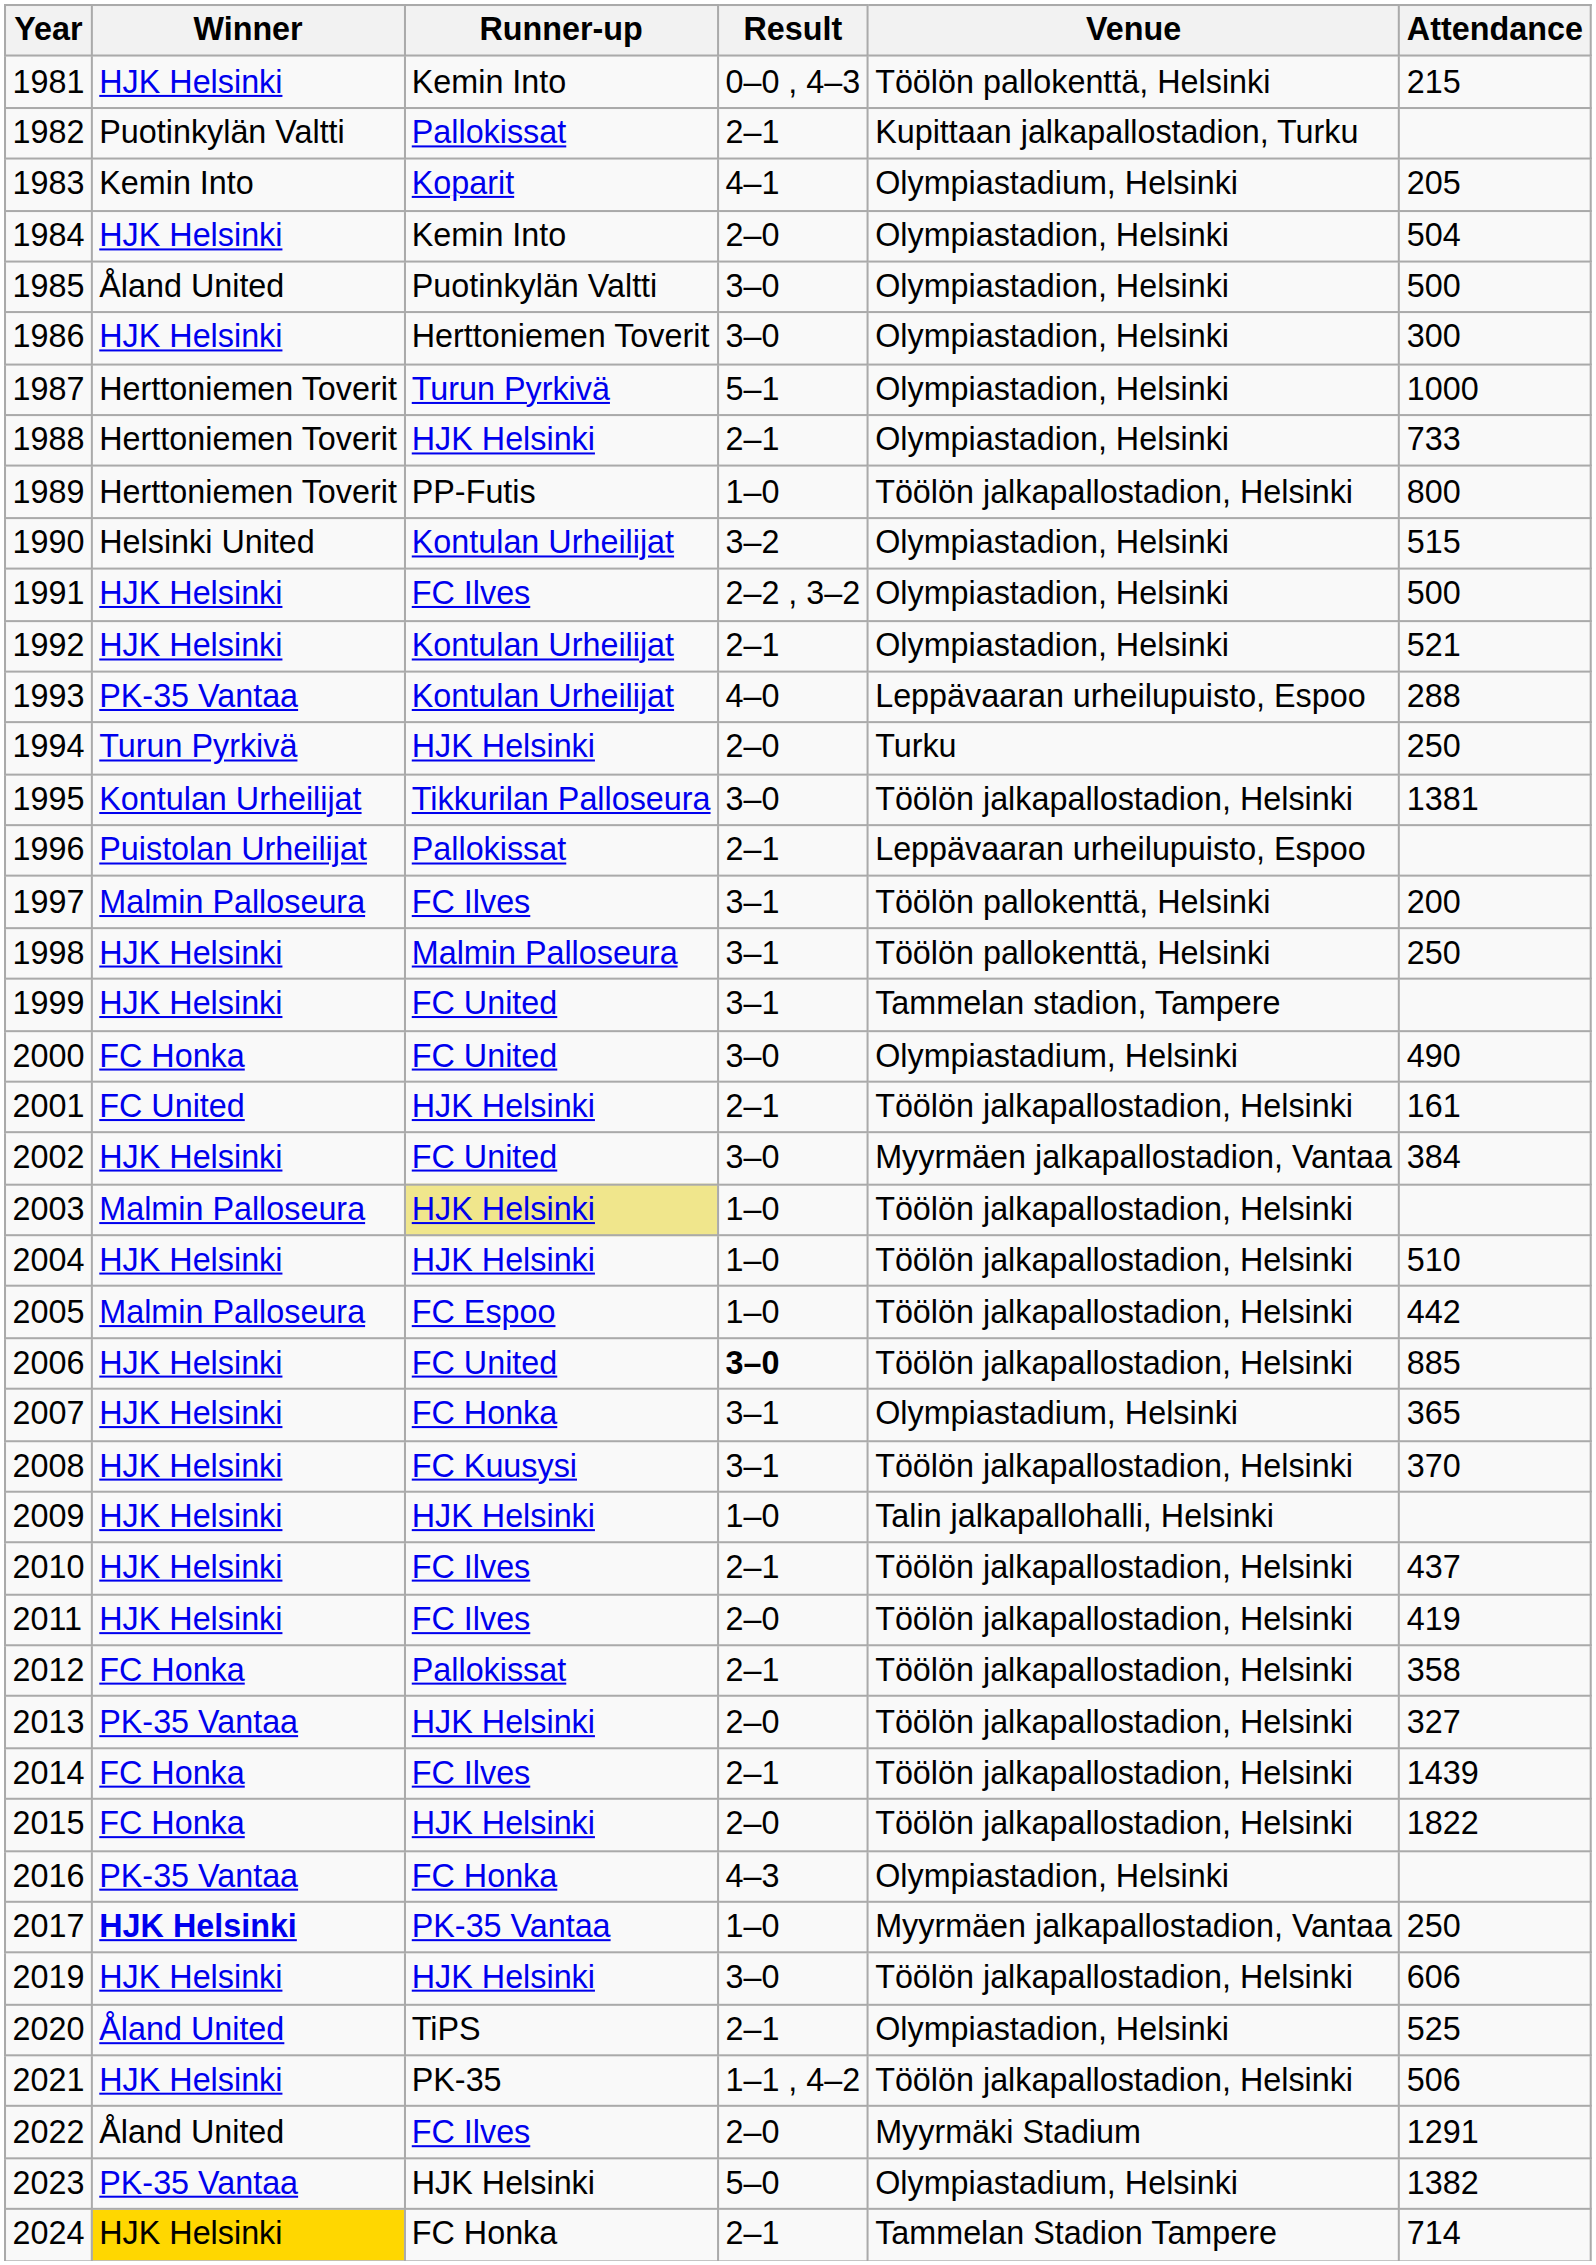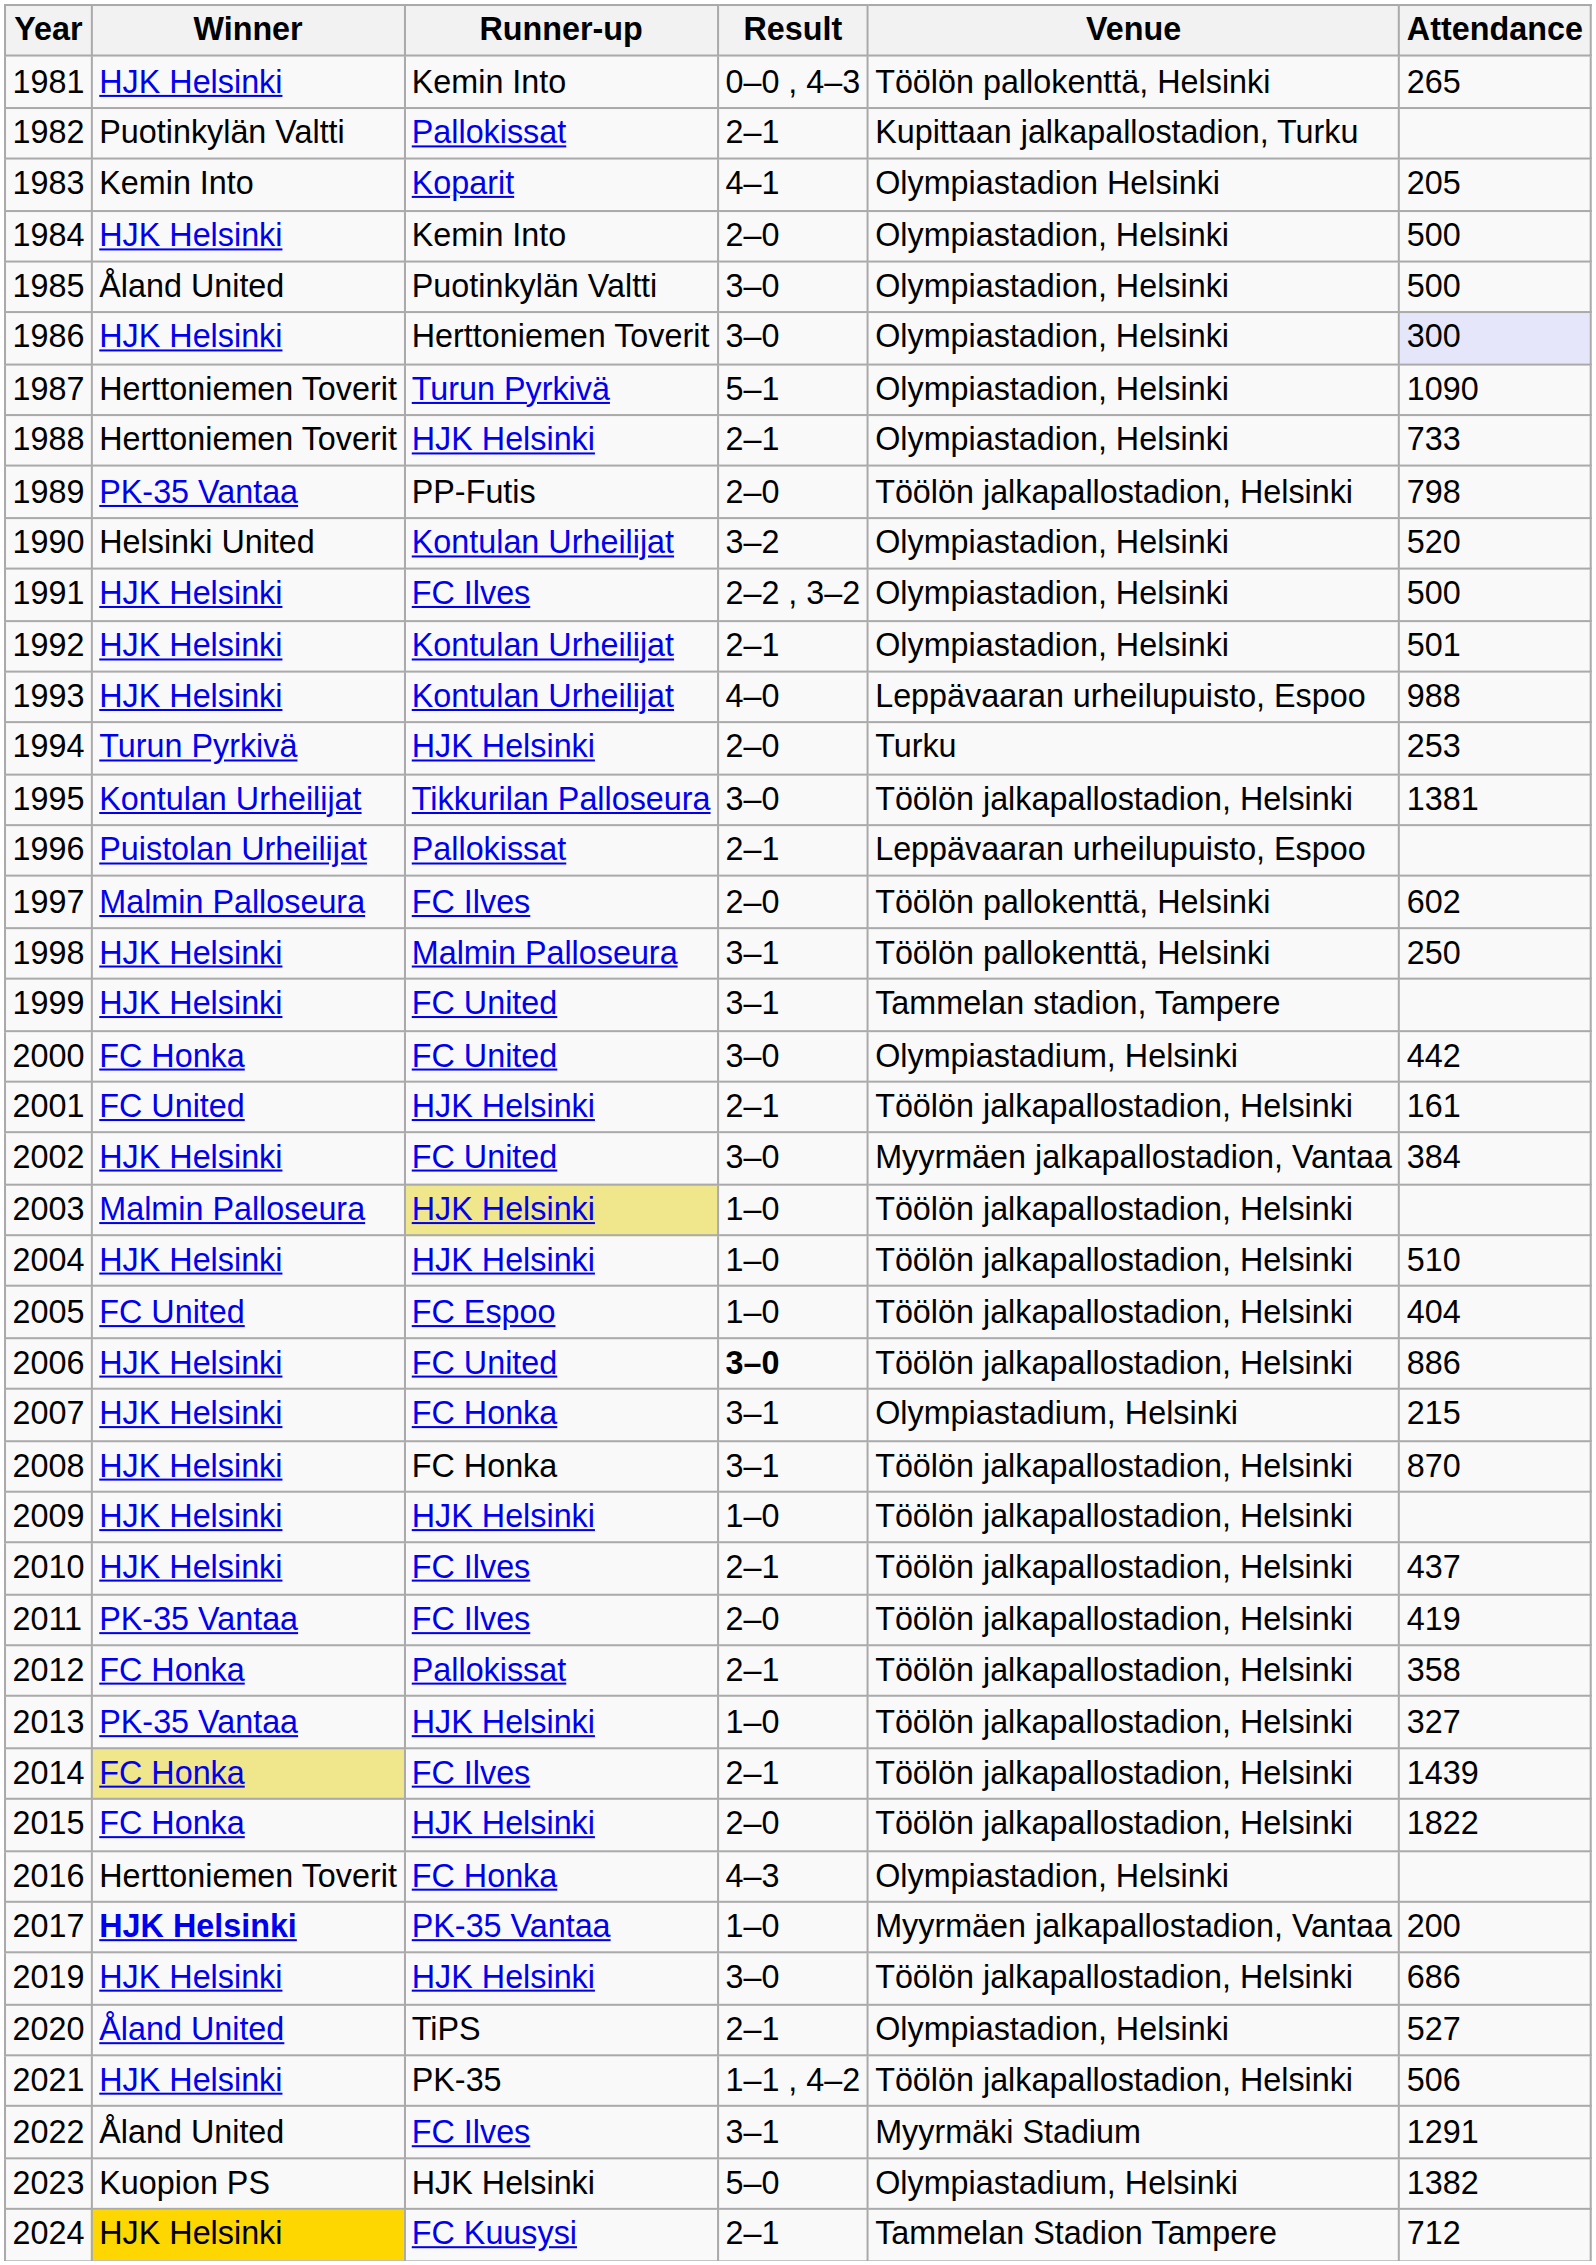(1434, 81) 215 -> (1434, 81) 265
(1057, 183) Olympiastadium, Helsinki -> (1048, 183) Olympiastadion Helsinki
(1434, 235) 504 -> (1434, 235) 500
(1434, 337) no background -> (1434, 337) lavender background
(1443, 388) 1000 -> (1443, 388) 1090
(248, 491) Herttoniemen Toverit -> (199, 491) PK-35 Vantaa
(752, 491) 1–0 -> (752, 491) 2–0
(1434, 491) 800 -> (1434, 491) 798
(1434, 542) 515 -> (1434, 542) 520
(1434, 645) 521 -> (1434, 645) 501
(199, 696) PK-35 Vantaa -> (191, 696) HJK Helsinki
(1434, 696) 288 -> (1434, 696) 988
(1434, 747) 250 -> (1434, 747) 253
(752, 901) 3–1 -> (752, 901) 2–0
(1434, 901) 200 -> (1434, 901) 602
(1434, 1055) 490 -> (1434, 1055) 442
(232, 1311) Malmin Palloseura -> (172, 1311) FC United
(1434, 1311) 442 -> (1434, 1311) 404
(1434, 1362) 885 -> (1434, 1362) 886
(1434, 1414) 365 -> (1434, 1414) 215
(494, 1465) FC Kuusysi -> (485, 1465) FC Honka
(1434, 1465) 370 -> (1434, 1465) 870
(1075, 1516) Talin jalkapallohalli, Helsinki -> (1114, 1516) Töölön jalkapallostadion, Helsinki
(191, 1619) HJK Helsinki -> (199, 1619) PK-35 Vantaa
(752, 1721) 2–0 -> (752, 1721) 1–0
(172, 1772) no background -> (172, 1772) khaki background
(199, 1875) PK-35 Vantaa -> (248, 1875) Herttoniemen Toverit
(1434, 1926) 250 -> (1434, 1926) 200
(1434, 1977) 606 -> (1434, 1977) 686
(1434, 2029) 525 -> (1434, 2029) 527
(752, 2131) 2–0 -> (752, 2131) 3–1
(199, 2182) PK-35 Vantaa -> (185, 2182) Kuopion PS
(485, 2234) FC Honka -> (494, 2234) FC Kuusysi
(1434, 2234) 714 -> (1434, 2234) 712
